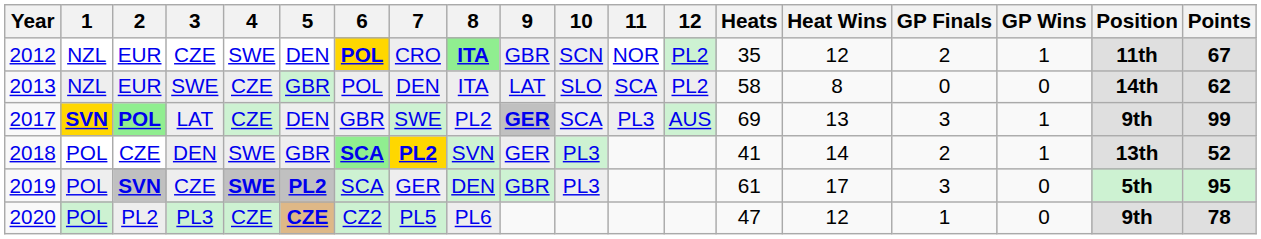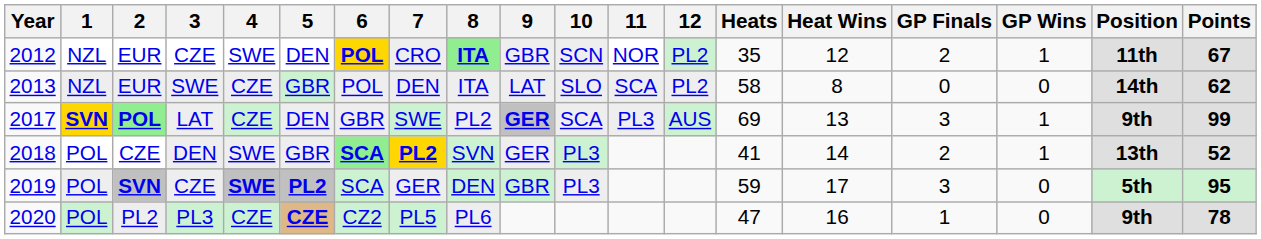(749, 185) 61 -> (749, 185) 59
(837, 218) 12 -> (837, 218) 16
